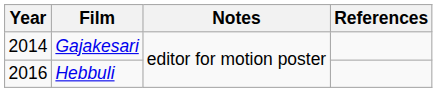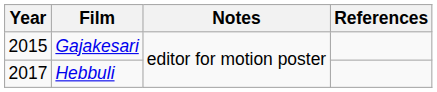(28, 45) 2014 -> (28, 45) 2015
(28, 73) 2016 -> (28, 73) 2017
